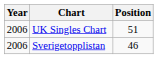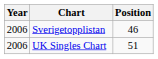rows swapped: (69, 45) <-> (69, 29)
